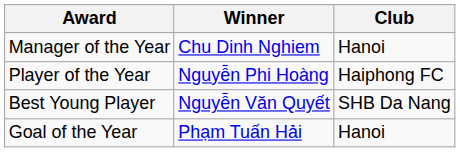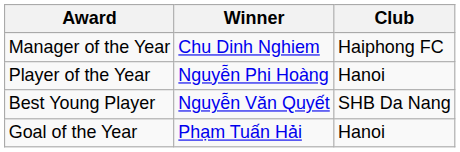(361, 47) Hanoi -> (391, 47) Haiphong FC
(391, 75) Haiphong FC -> (361, 75) Hanoi
